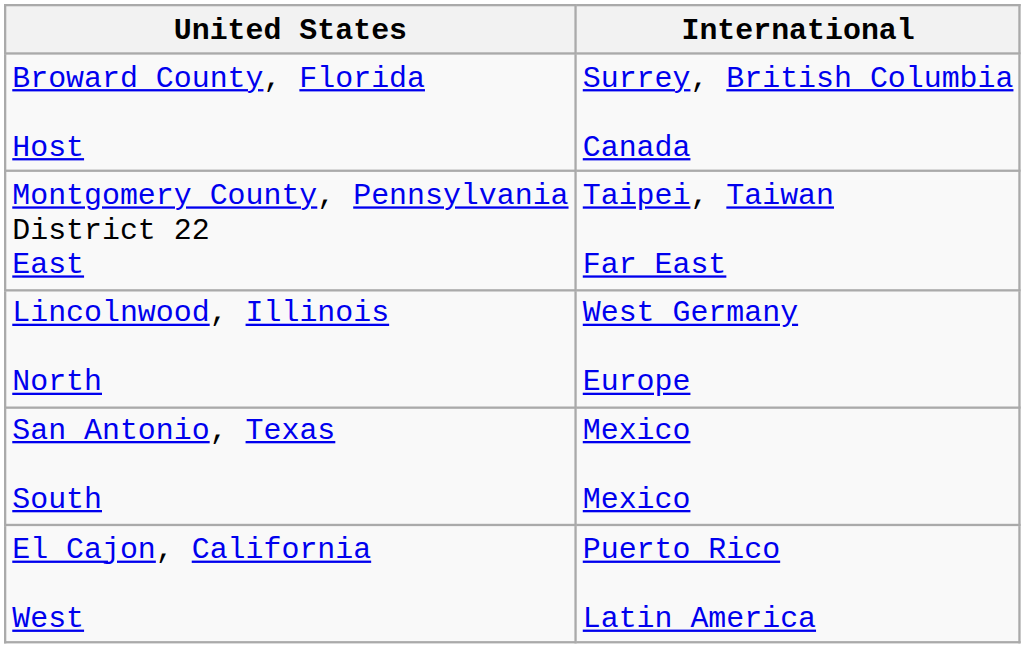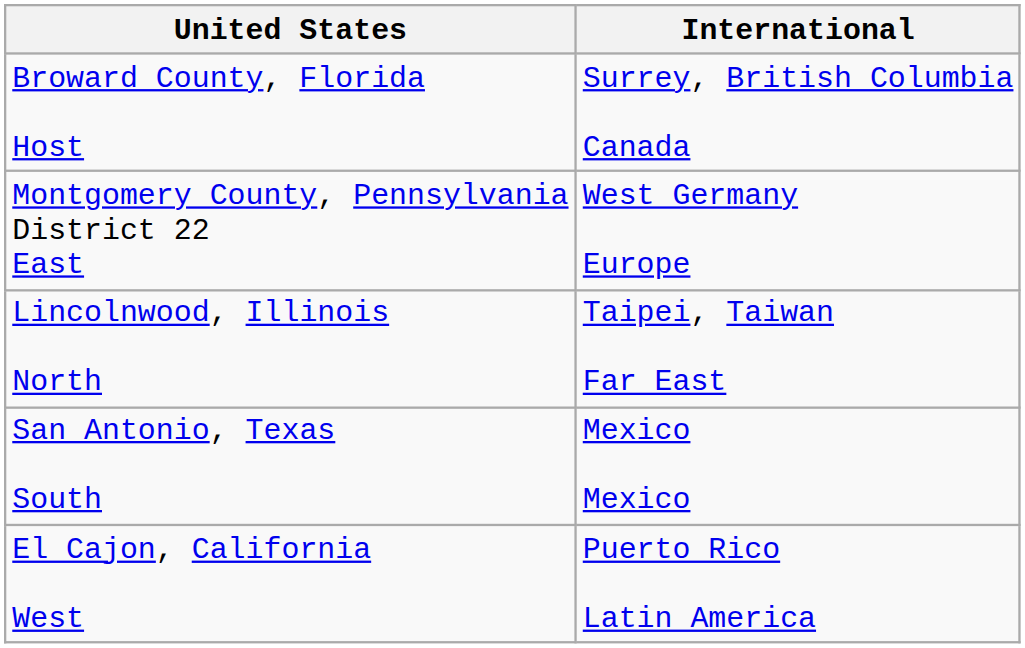(708, 230) Taipei, Taiwan Far East -> (690, 230) West Germany Europe
(690, 348) West Germany Europe -> (708, 348) Taipei, Taiwan Far East
